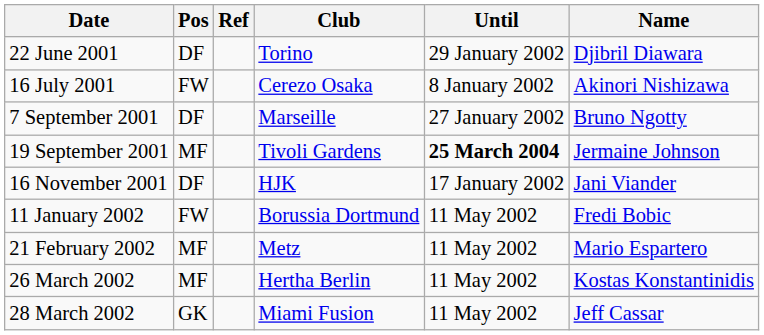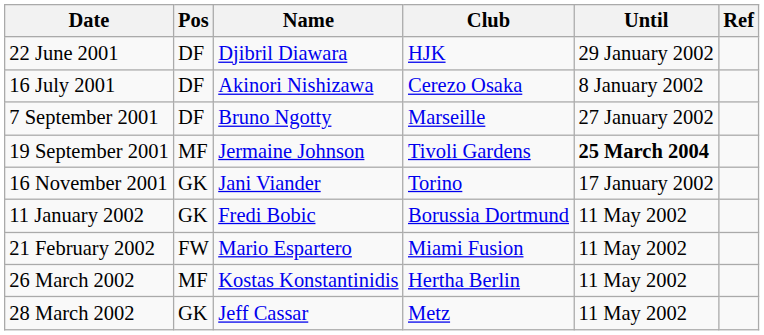columns swapped: (664, 20) <-> (234, 20)
(286, 53) Torino -> (427, 53) HJK
(193, 85) FW -> (191, 85) DF
(191, 183) DF -> (193, 183) GK
(277, 183) HJK -> (435, 183) Torino
(193, 215) FW -> (193, 215) GK
(193, 248) MF -> (193, 248) FW
(279, 248) Metz -> (466, 248) Miami Fusion
(316, 313) Miami Fusion -> (429, 313) Metz
